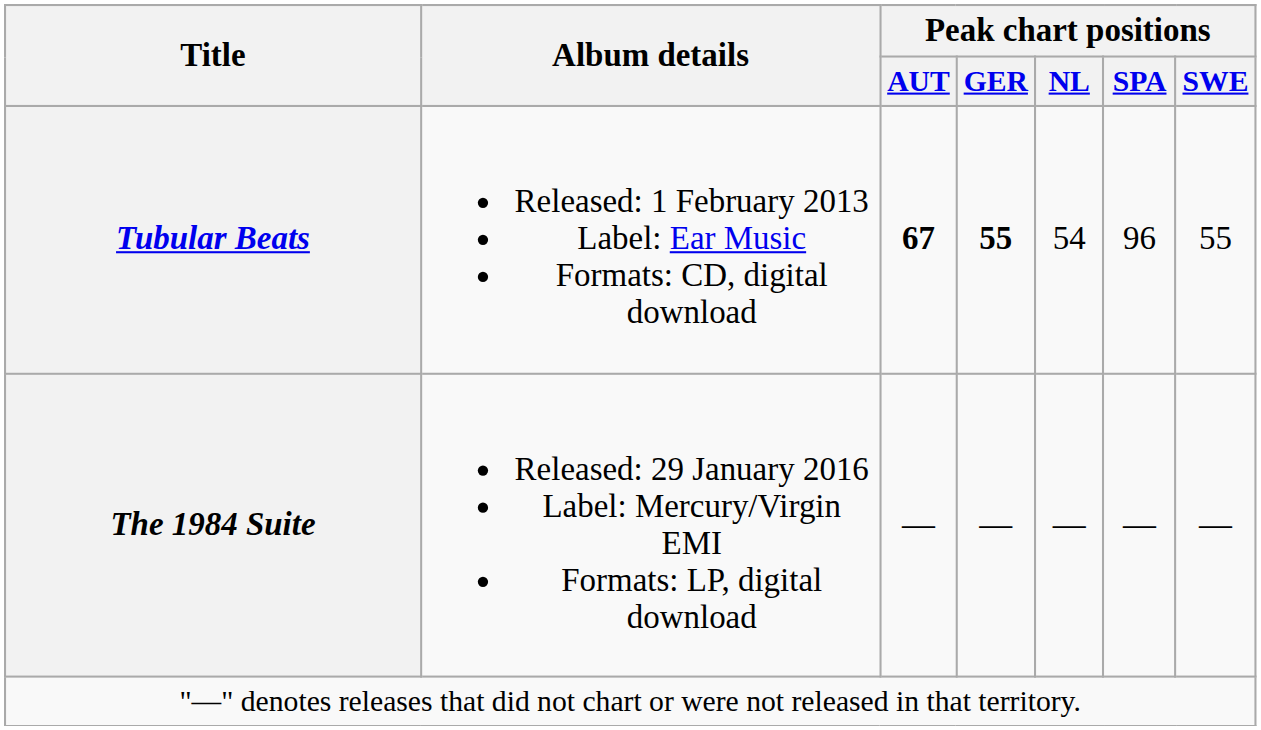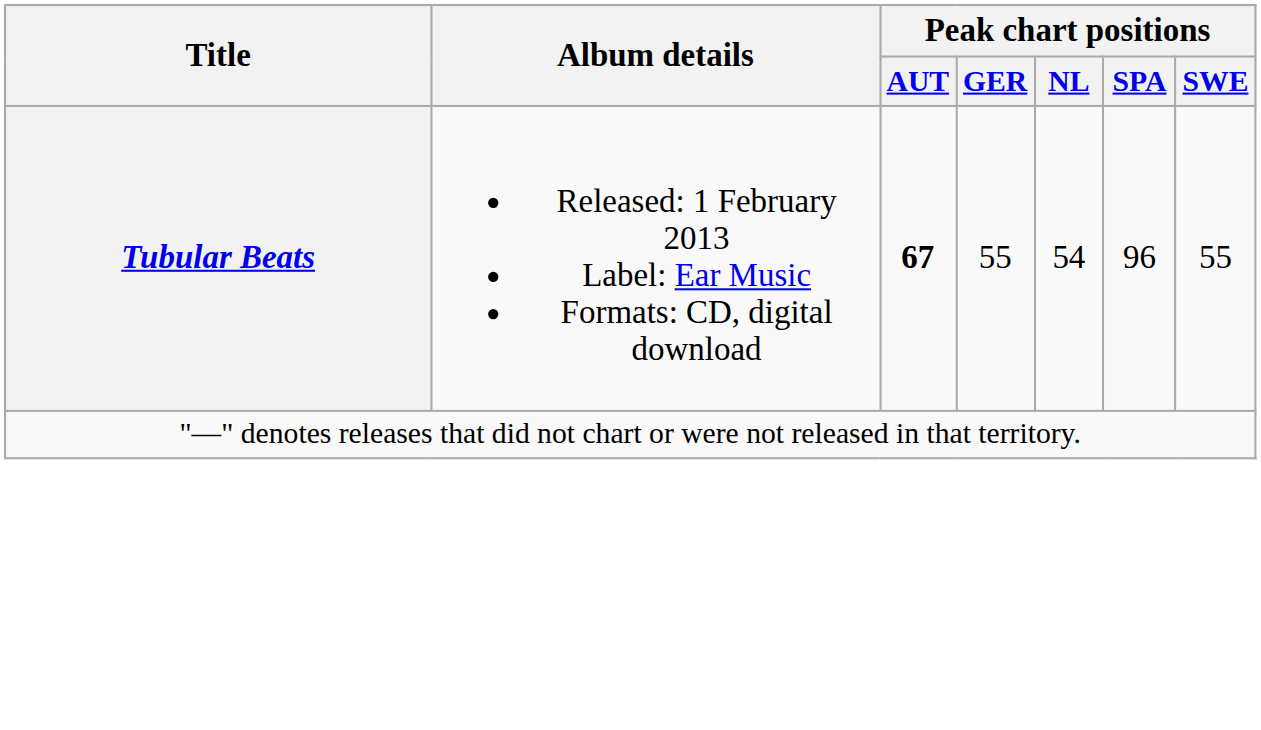(996, 238) bold -> (995, 257) normal
- row: (213, 524)
